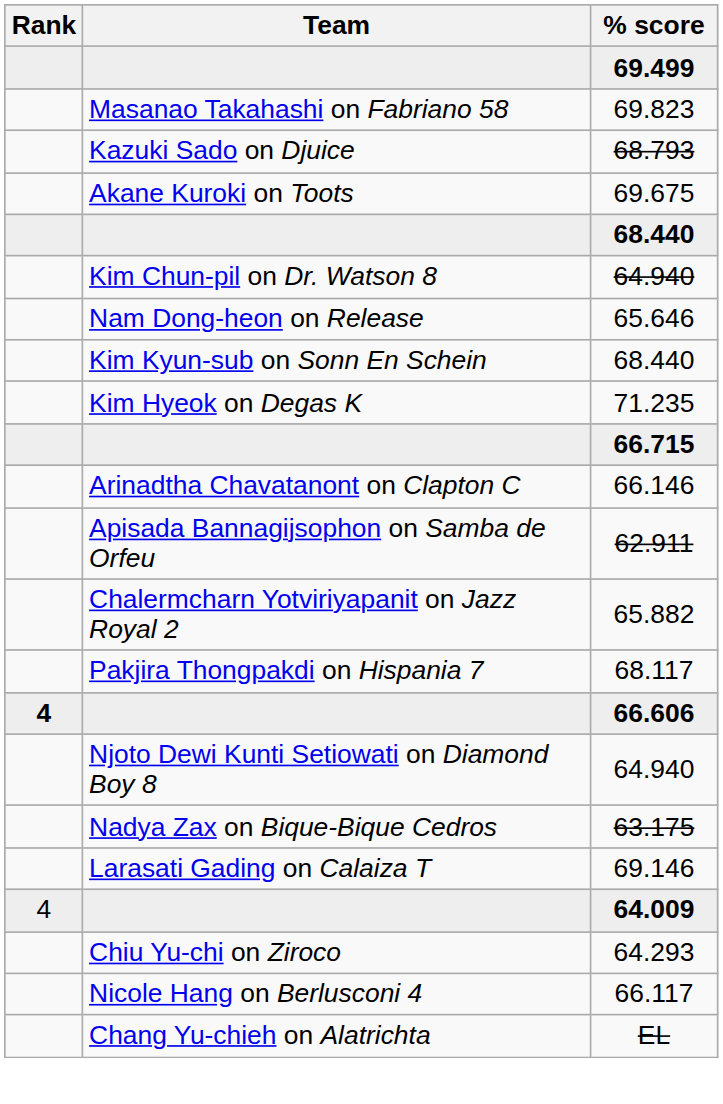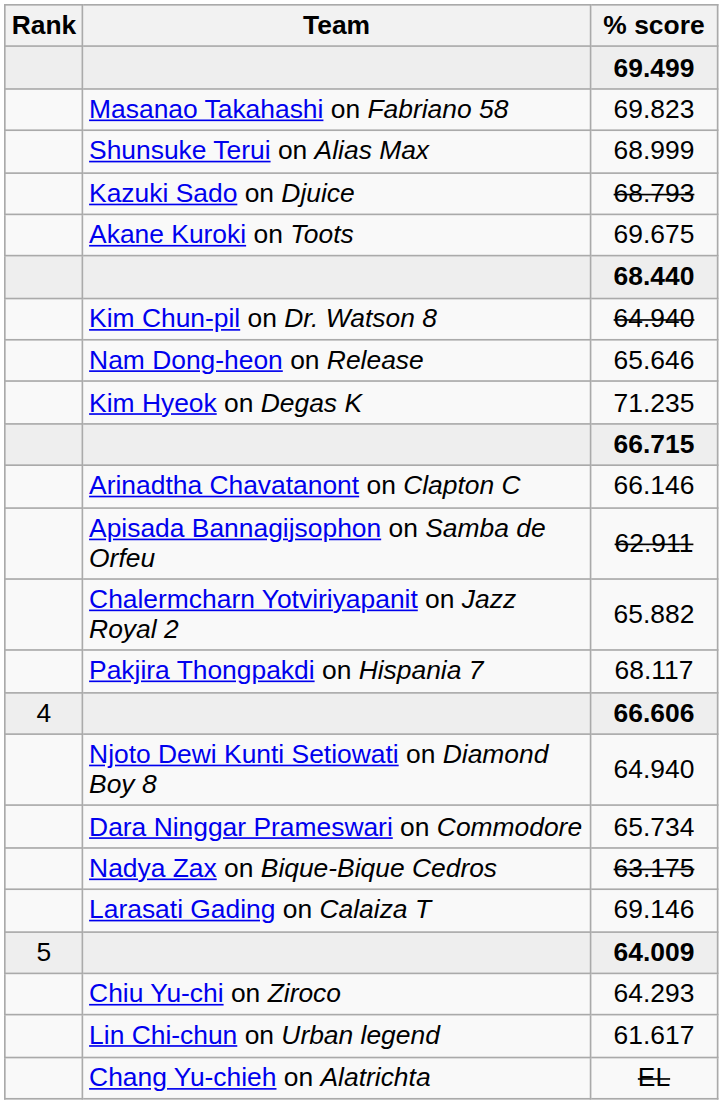+ row: (259, 151)
- row: (288, 360)
(44, 712) bold -> (44, 712) normal
+ row: (336, 826)
(44, 910) 4 -> (44, 951) 5
+ row: (264, 1035)
- row: (256, 993)
